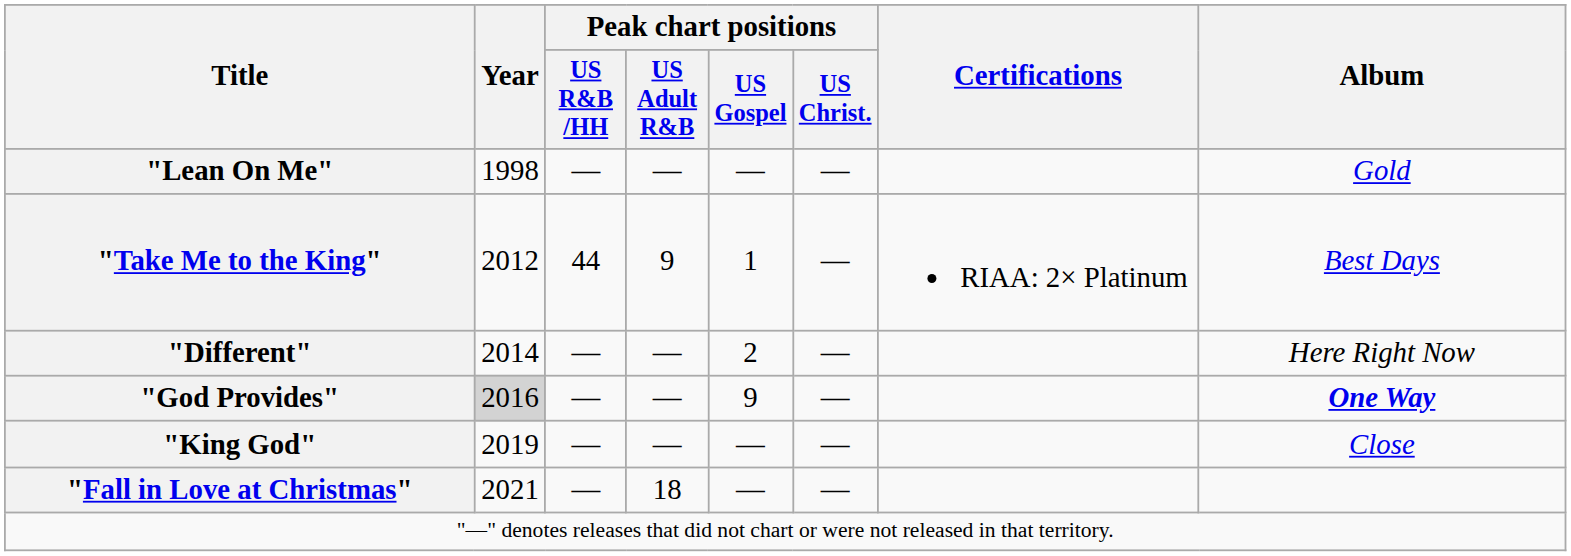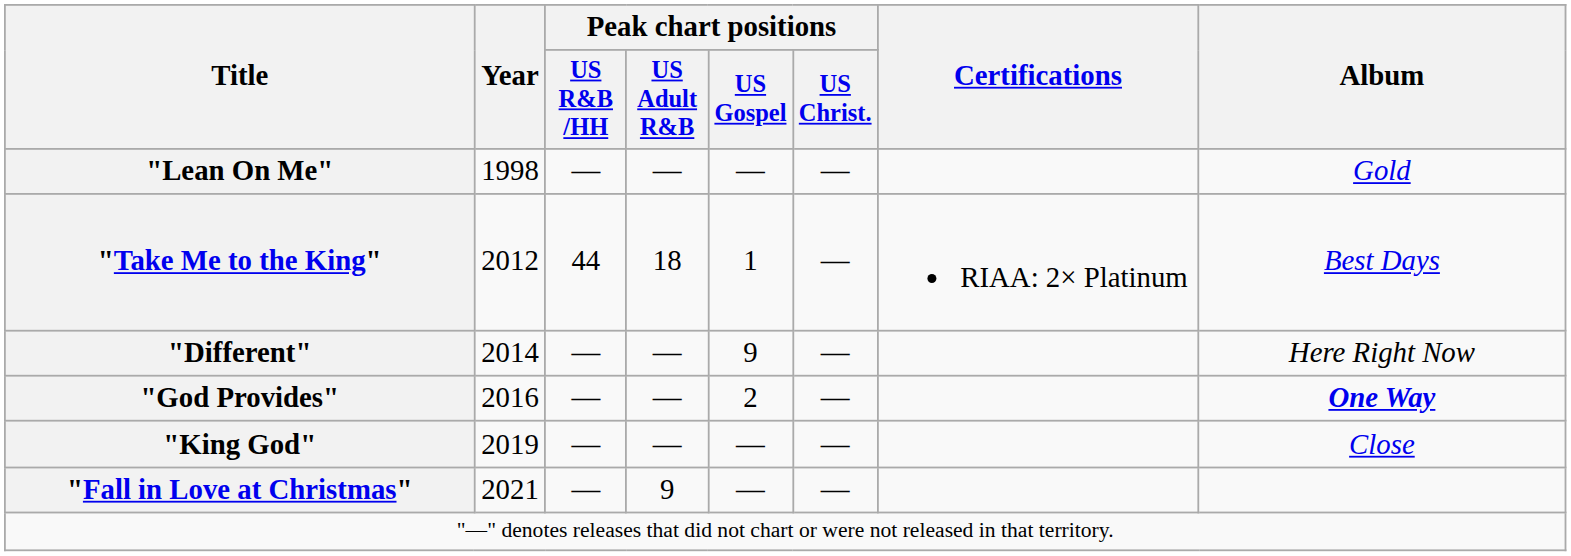(667, 261) 9 -> (667, 261) 18
(750, 352) 2 -> (750, 352) 9
(510, 398) lightgrey background -> (510, 398) no background
(750, 398) 9 -> (750, 398) 2
(667, 489) 18 -> (667, 489) 9
